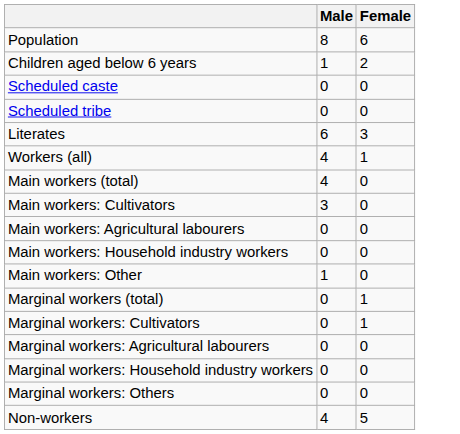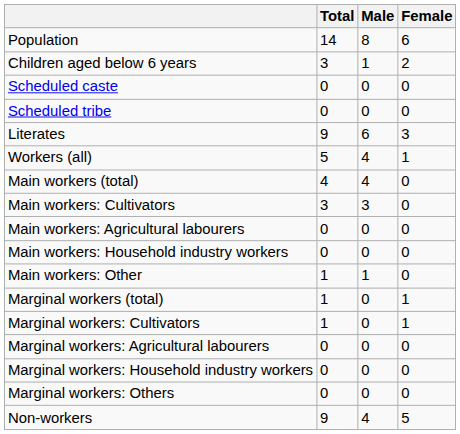+ column: (337, 16)
